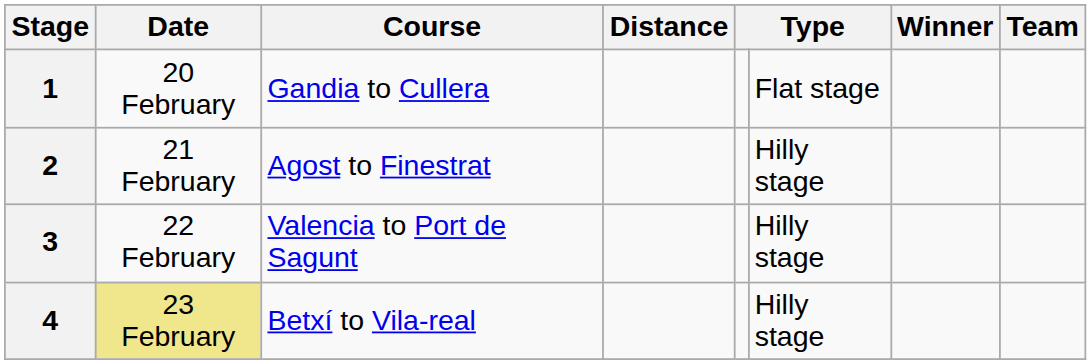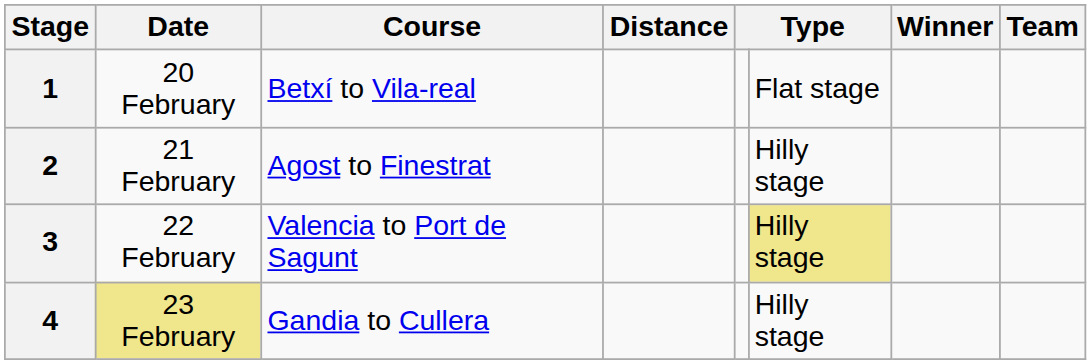(378, 88) Gandia to Cullera -> (372, 88) Betxí to Vila-real
(789, 242) no background -> (789, 242) khaki background
(372, 319) Betxí to Vila-real -> (378, 319) Gandia to Cullera
